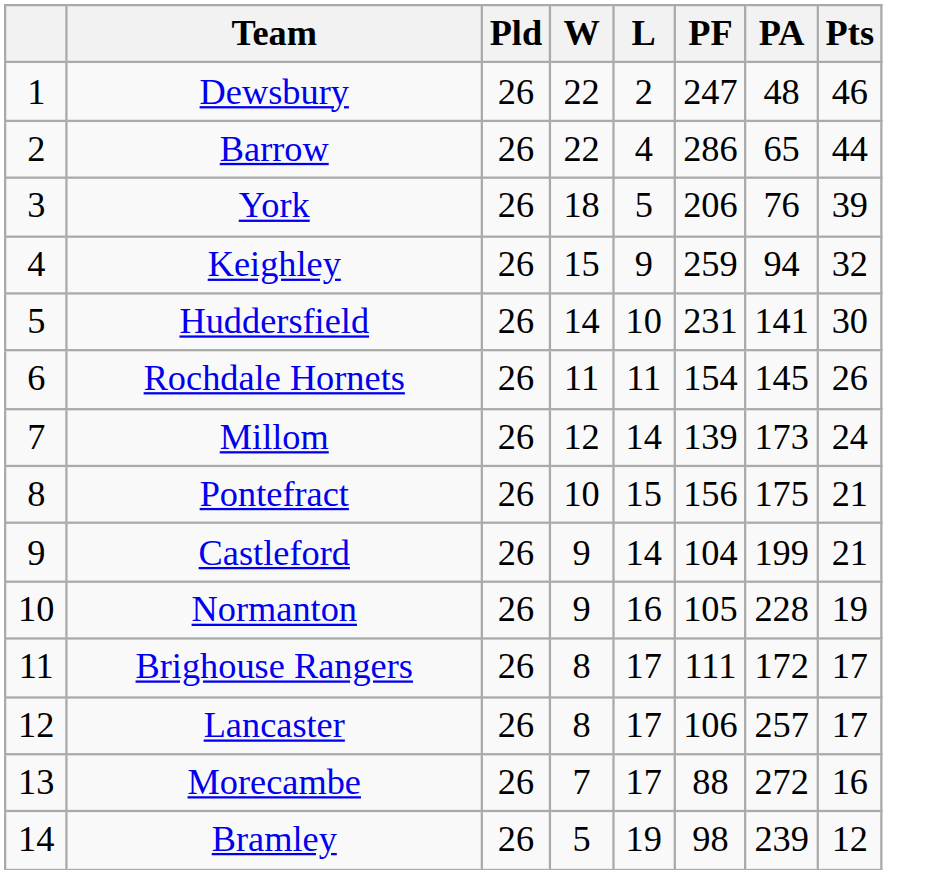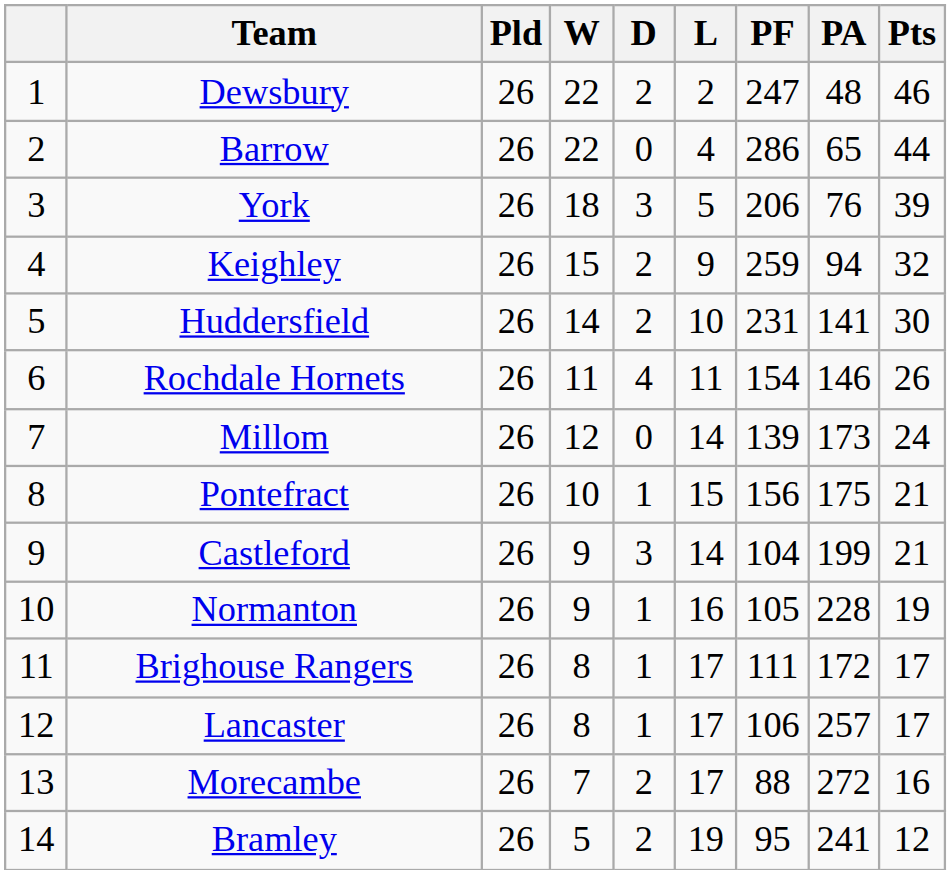+ column: (644, 33)
(782, 378) 145 -> (844, 378) 146
(710, 839) 98 -> (773, 839) 95
(782, 839) 239 -> (844, 839) 241
